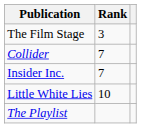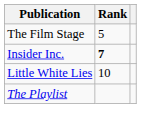(101, 34) 3 -> (101, 34) 5
- row: (28, 53)
(101, 73) normal -> (101, 53) bold
